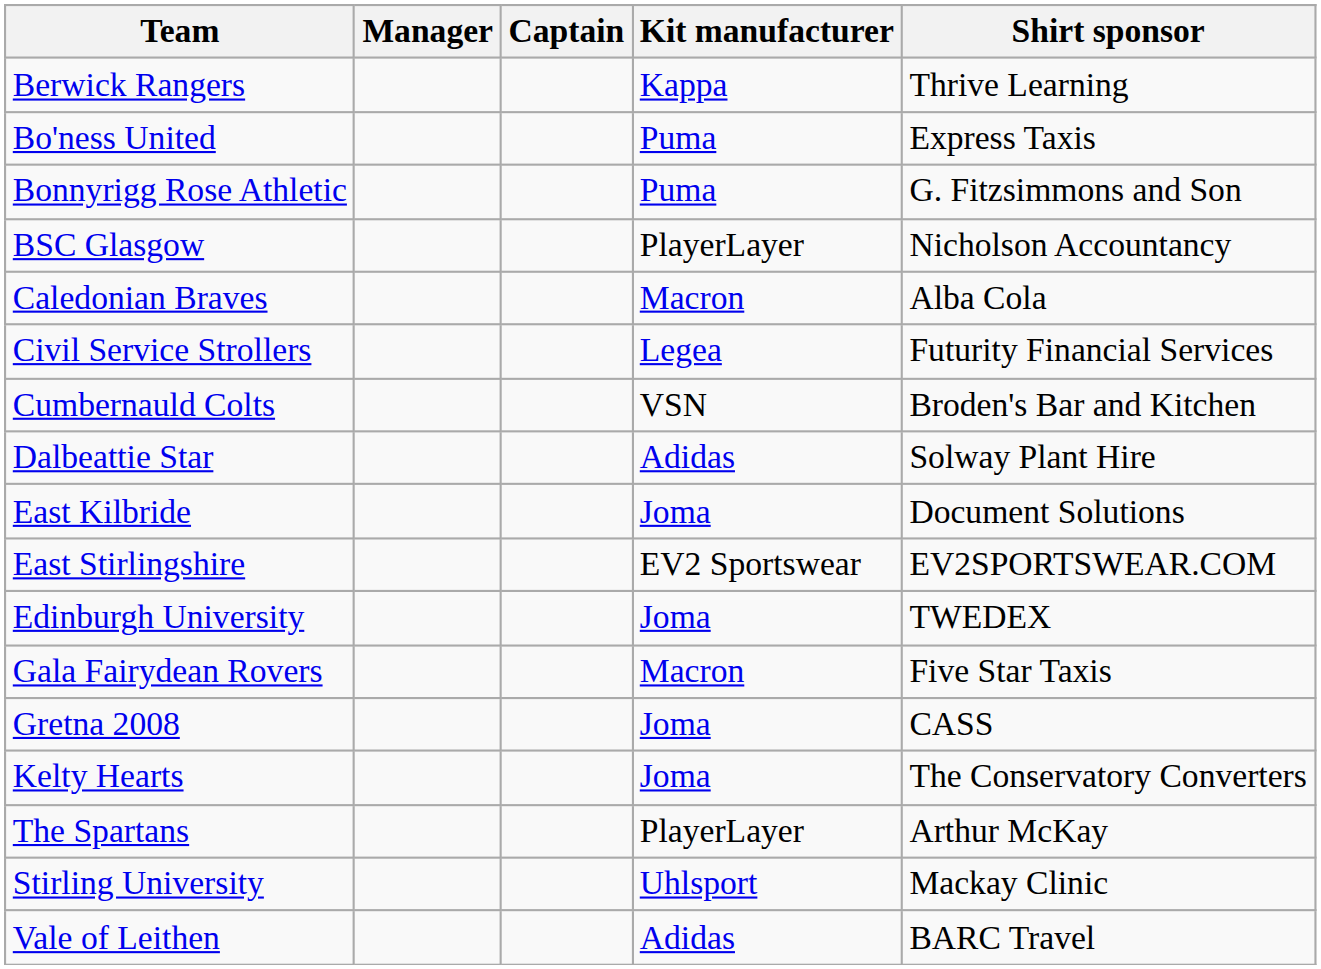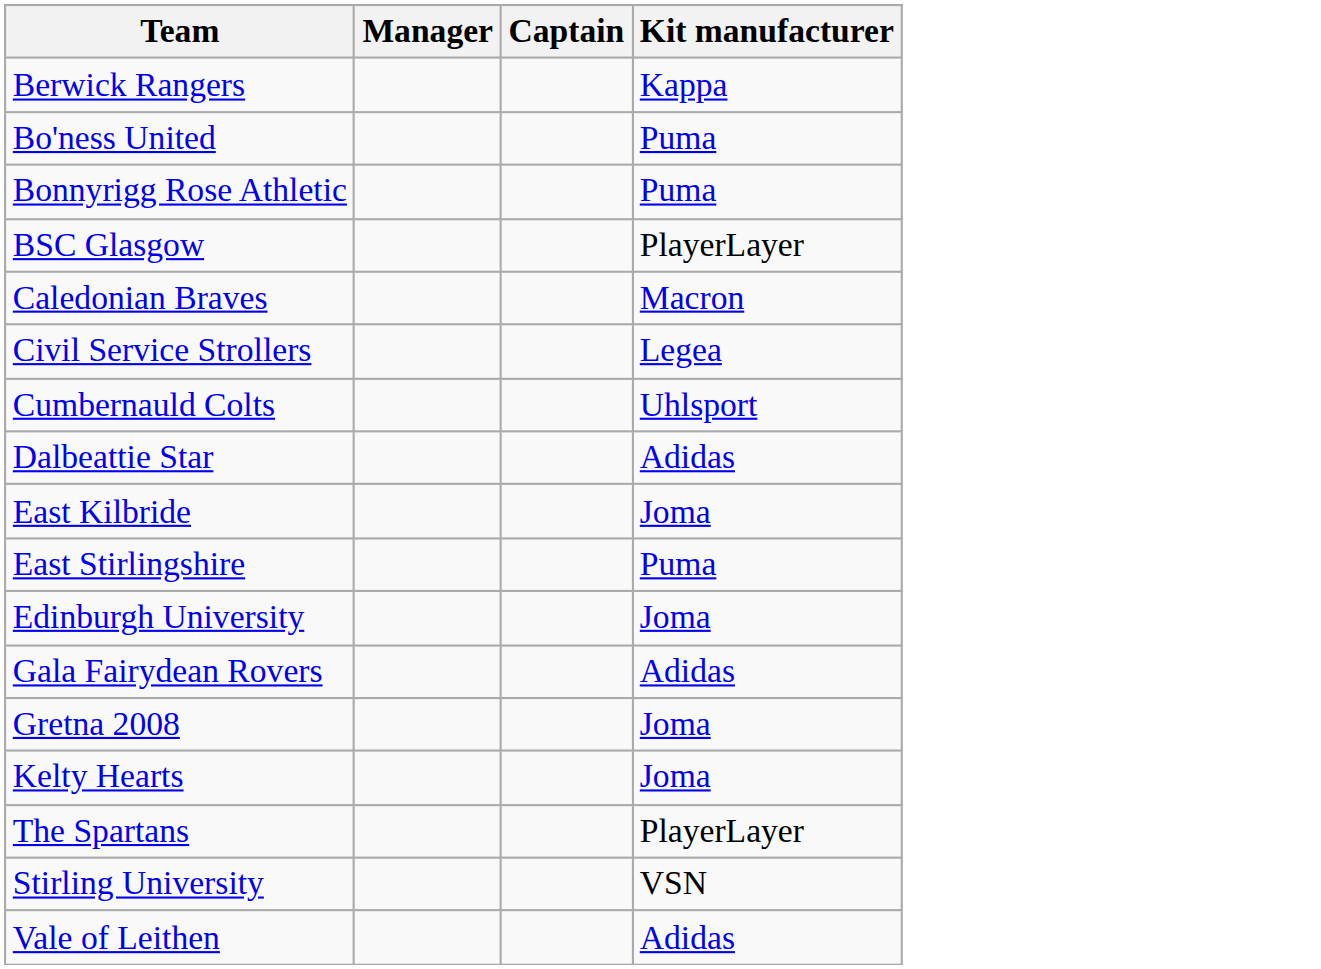- column: (1108, 31)
(673, 404) VSN -> (699, 404) Uhlsport
(750, 564) EV2 Sportswear -> (678, 564) Puma
(692, 670) Macron -> (687, 670) Adidas
(699, 883) Uhlsport -> (673, 883) VSN
